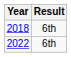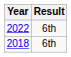rows swapped: (18, 28) <-> (18, 44)
